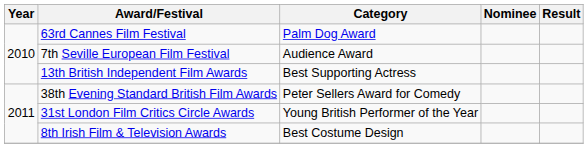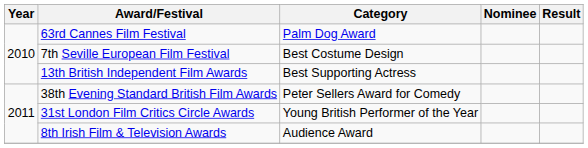(328, 53) Audience Award -> (343, 53) Best Costume Design
(343, 133) Best Costume Design -> (328, 133) Audience Award
